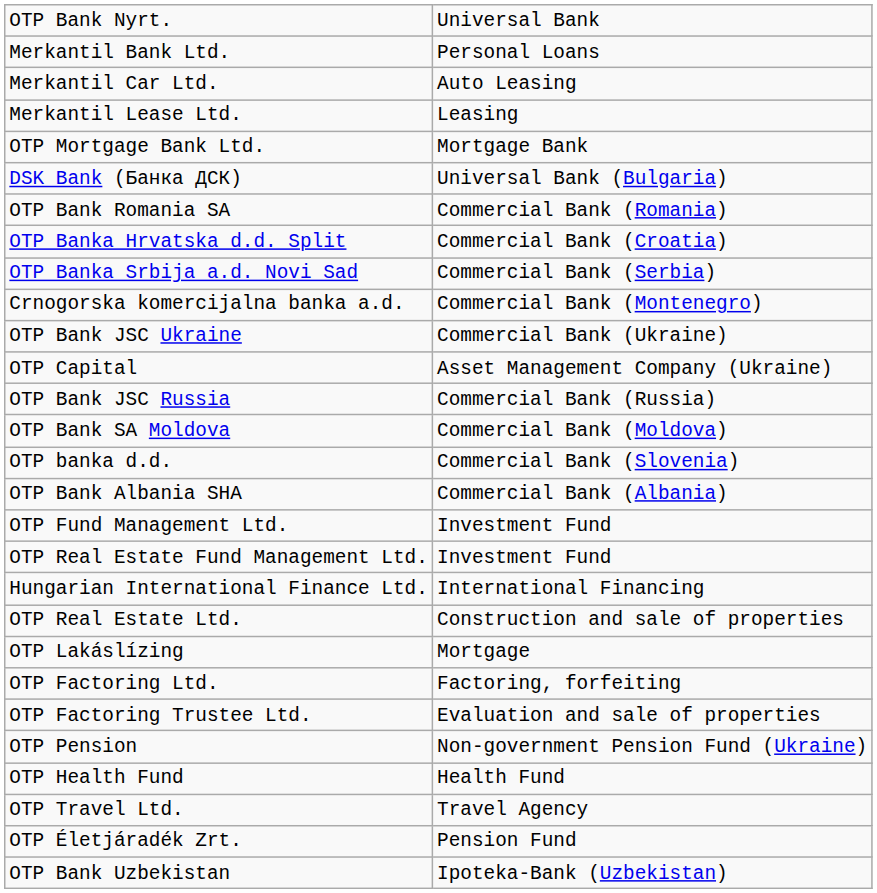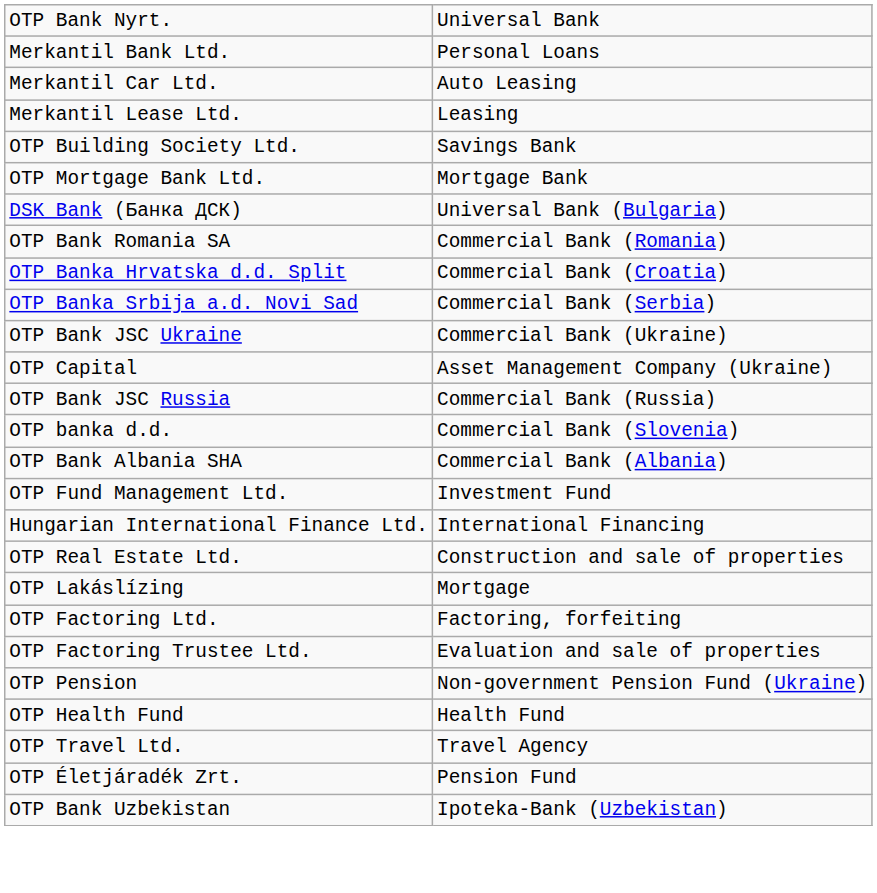+ row: (155, 147)
- row: (207, 305)
- row: (120, 431)
- row: (219, 557)
